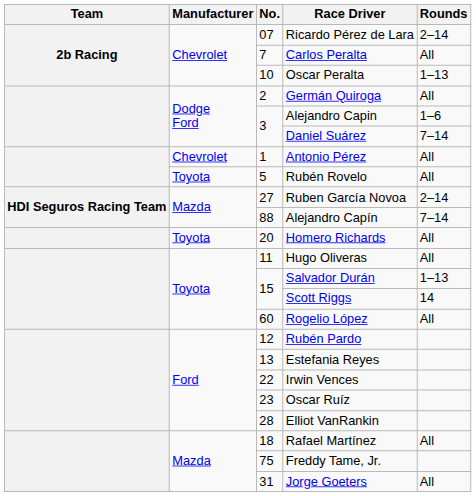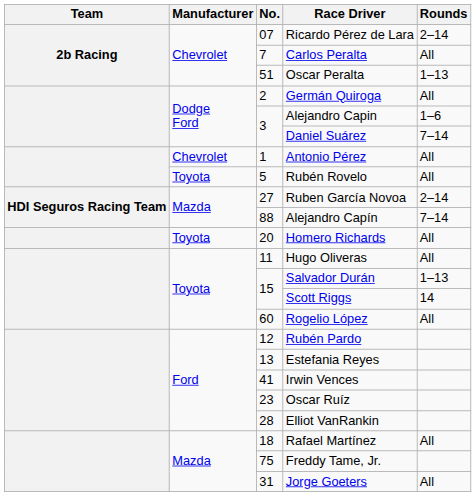(266, 75) 10 -> (266, 75) 51
(266, 380) 22 -> (266, 380) 41
